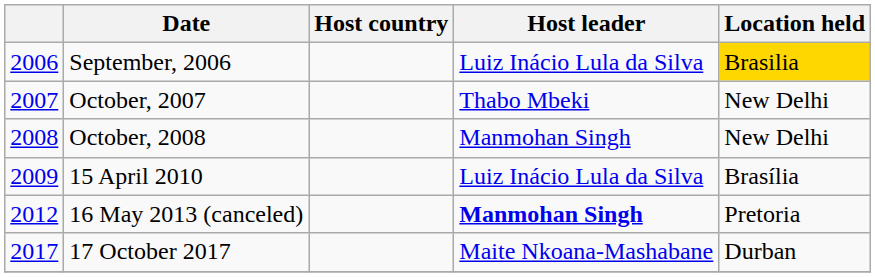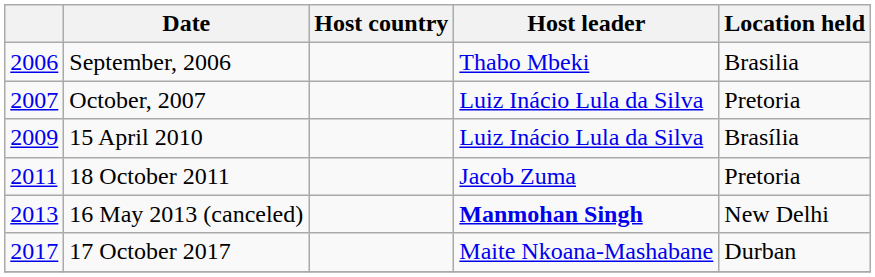(581, 61) Luiz Inácio Lula da Silva -> (524, 61) Thabo Mbeki
(762, 61) gold background -> (762, 61) no background
(524, 99) Thabo Mbeki -> (581, 99) Luiz Inácio Lula da Silva
(777, 99) New Delhi -> (762, 99) Pretoria
- row: (138, 137)
+ row: (150, 175)
(34, 213) 2012 -> (34, 213) 2013
(762, 213) Pretoria -> (777, 213) New Delhi
